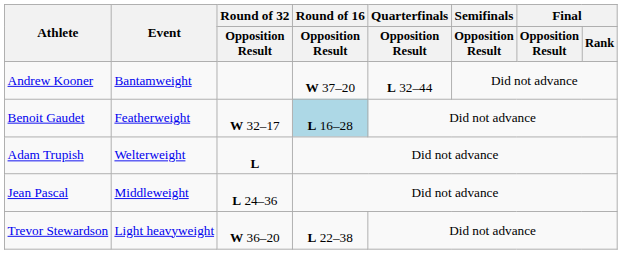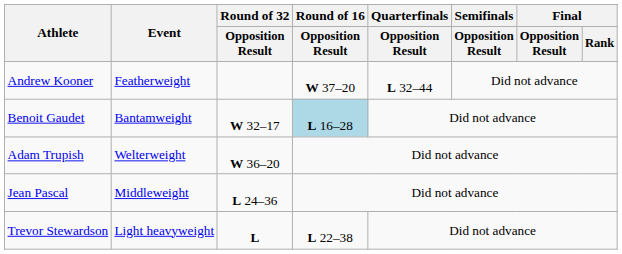(153, 80) Bantamweight -> (152, 80) Featherweight
(152, 118) Featherweight -> (153, 118) Bantamweight
(255, 163) L -> (255, 163) W 36–20
(255, 238) W 36–20 -> (255, 238) L
